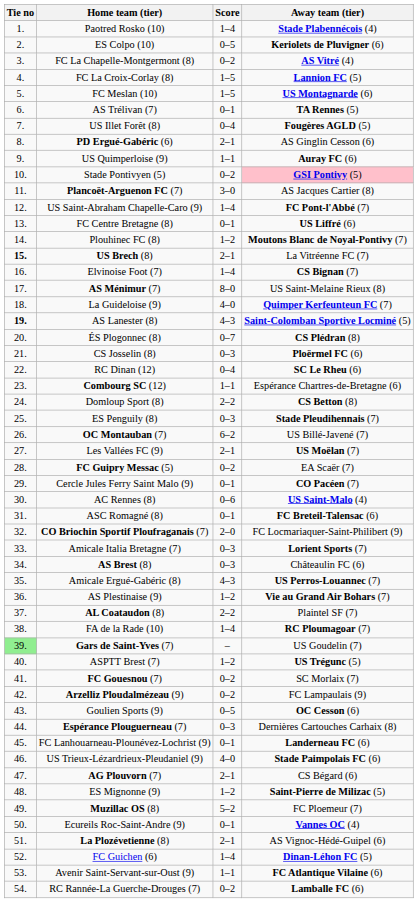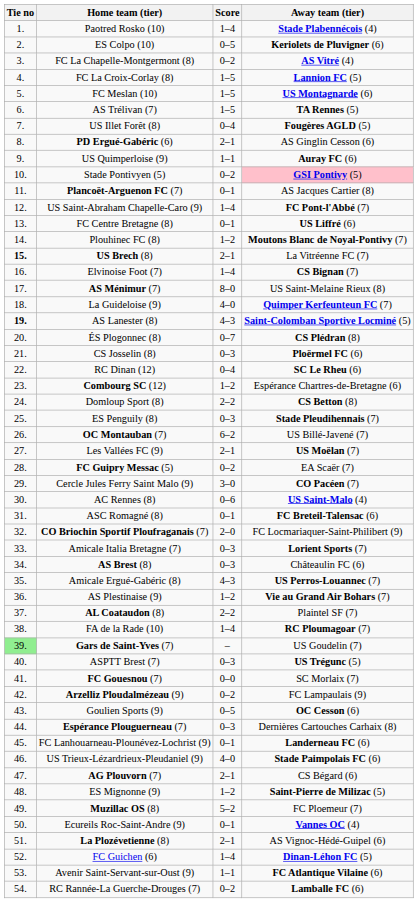(227, 110) 0–1 -> (227, 110) 1–5
(227, 191) 3–0 -> (227, 191) 0–1
(227, 386) 1–1 -> (227, 386) 1–2
(227, 483) 0–1 -> (227, 483) 3–0
(227, 662) 1–2 -> (227, 662) 0–3
(227, 678) 0–2 -> (227, 678) 0–0
